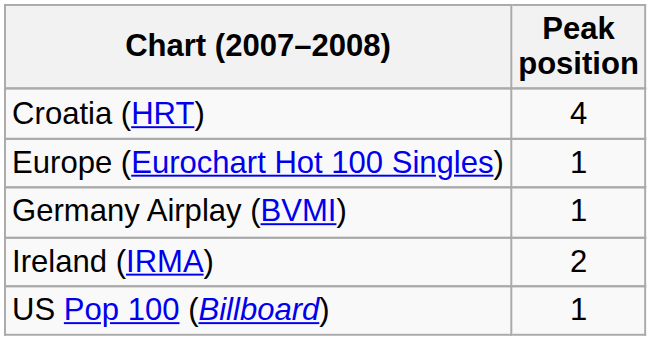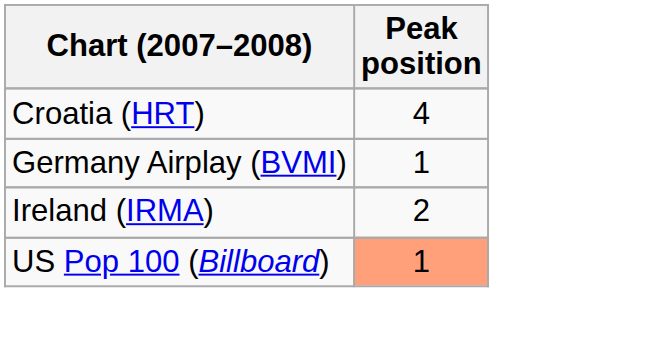- row: (258, 162)
(579, 310) no background -> (421, 260) lightsalmon background
